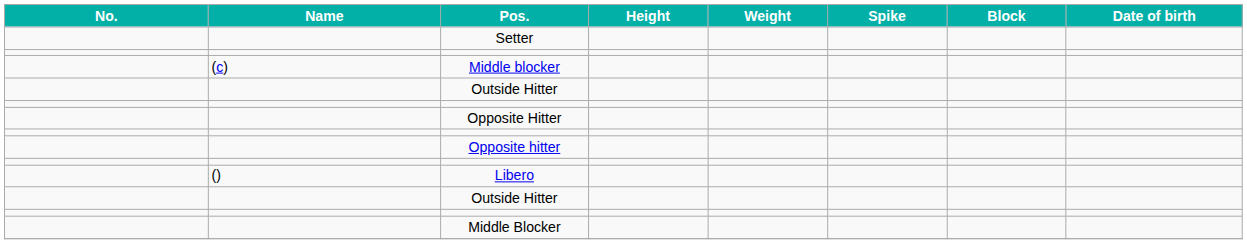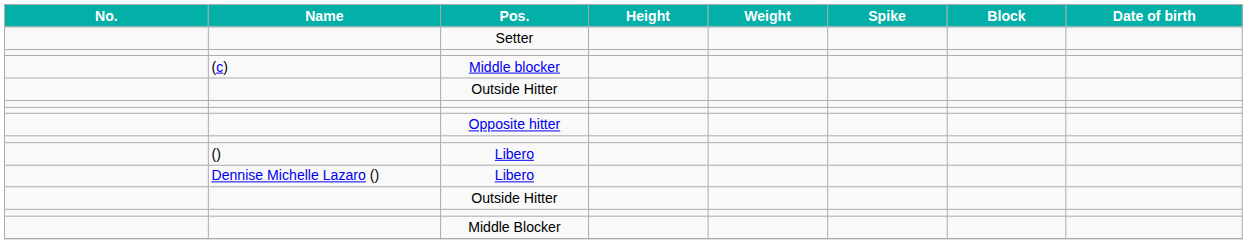- row: (324, 118)
+ row: (295, 176)
